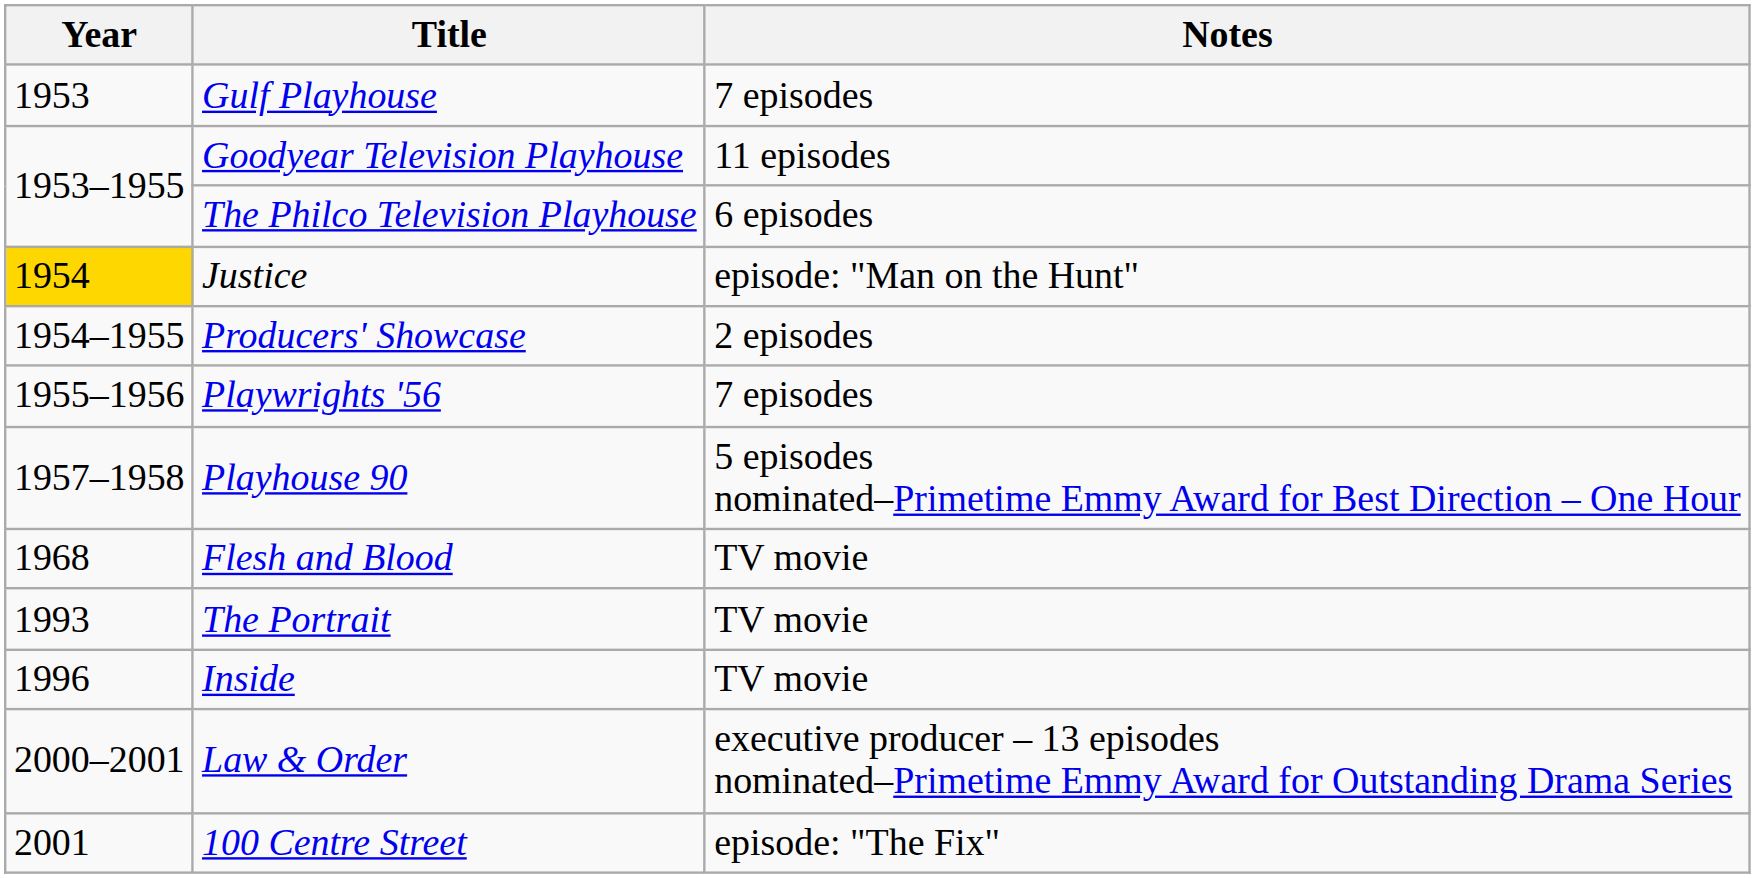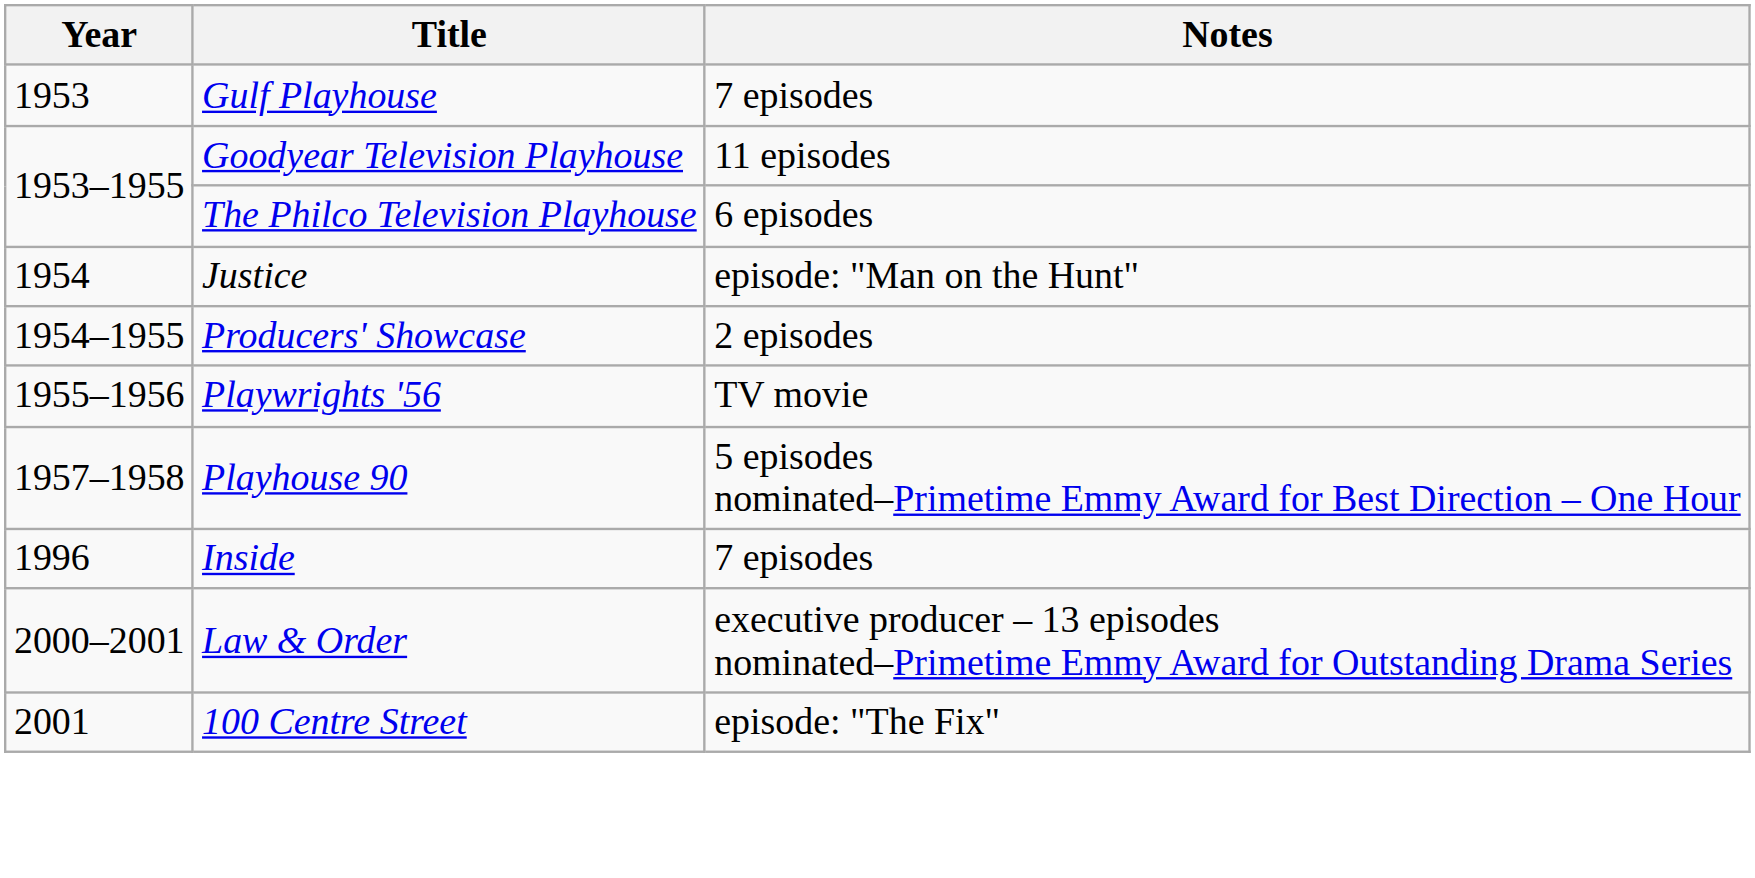(52, 275) gold background -> (52, 275) no background
(794, 395) 7 episodes -> (791, 395) TV movie
- row: (327, 558)
- row: (296, 618)
(791, 678) TV movie -> (794, 558) 7 episodes
